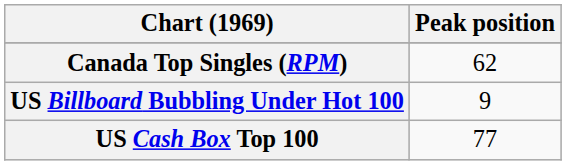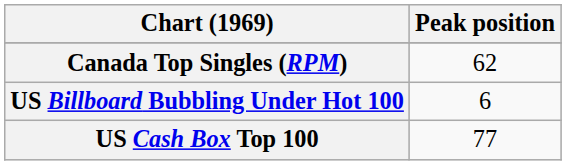(485, 100) 9 -> (485, 100) 6
